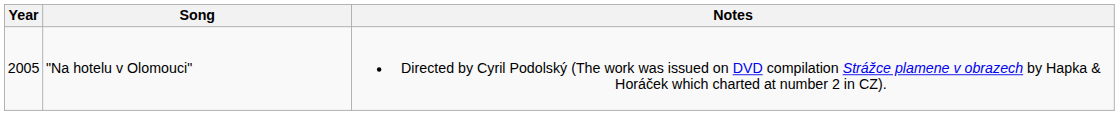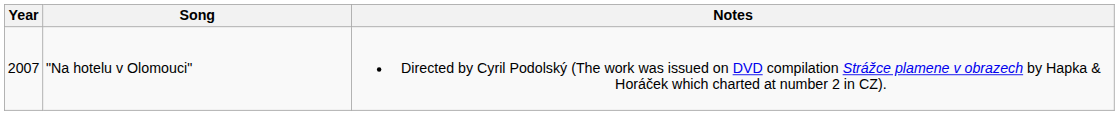(24, 68) 2005 -> (24, 68) 2007
